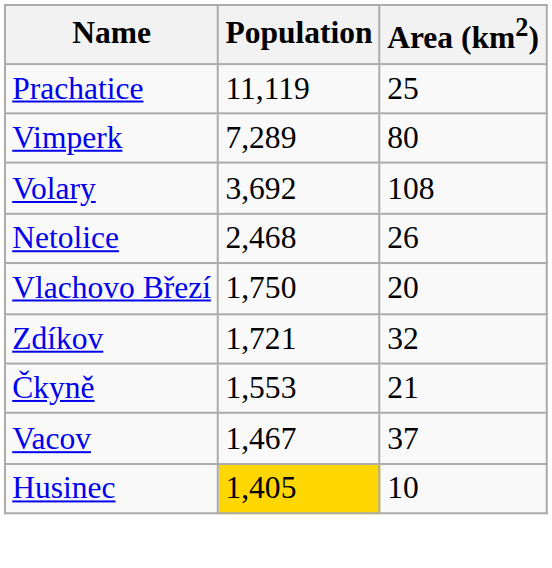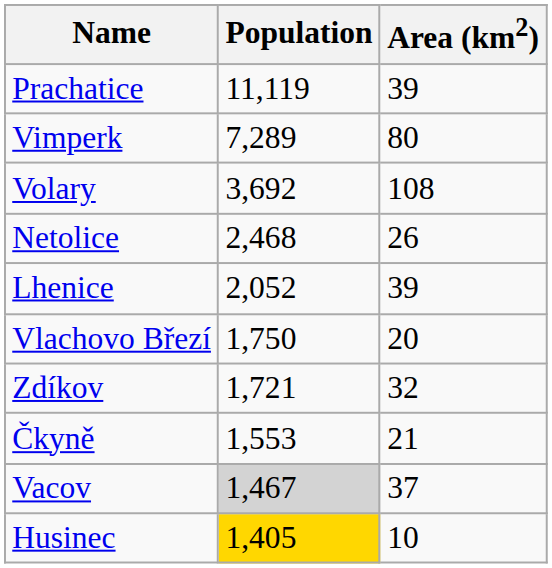(403, 88) 25 -> (403, 88) 39
+ row: (63, 287)
(261, 437) no background -> (261, 487) lightgrey background
